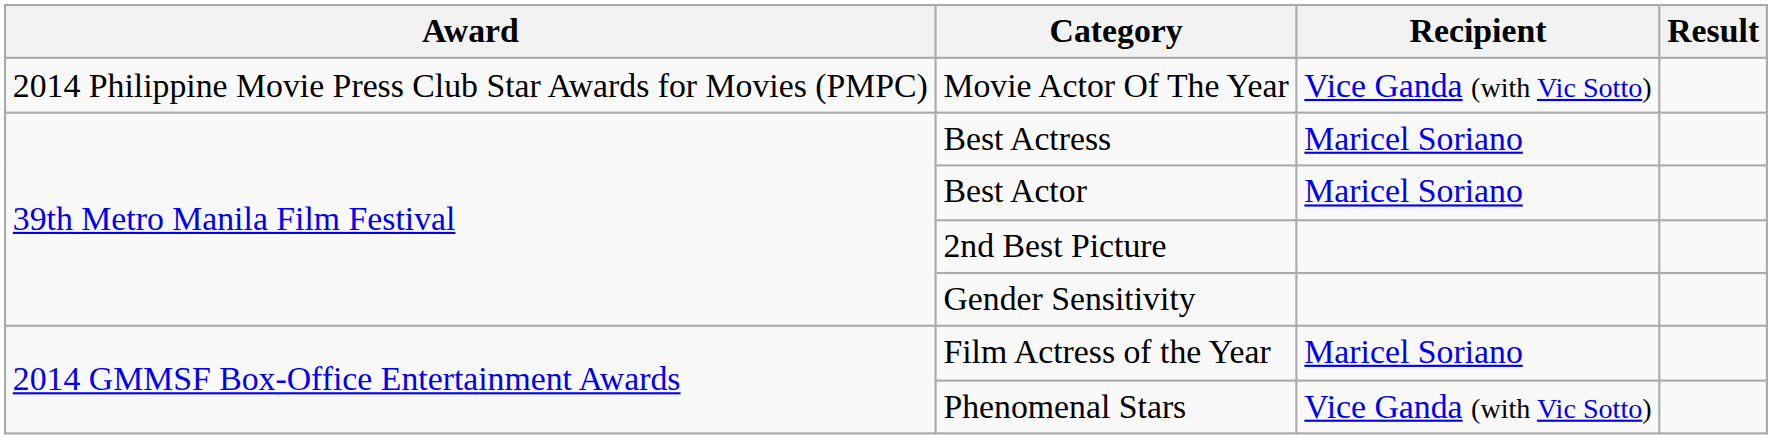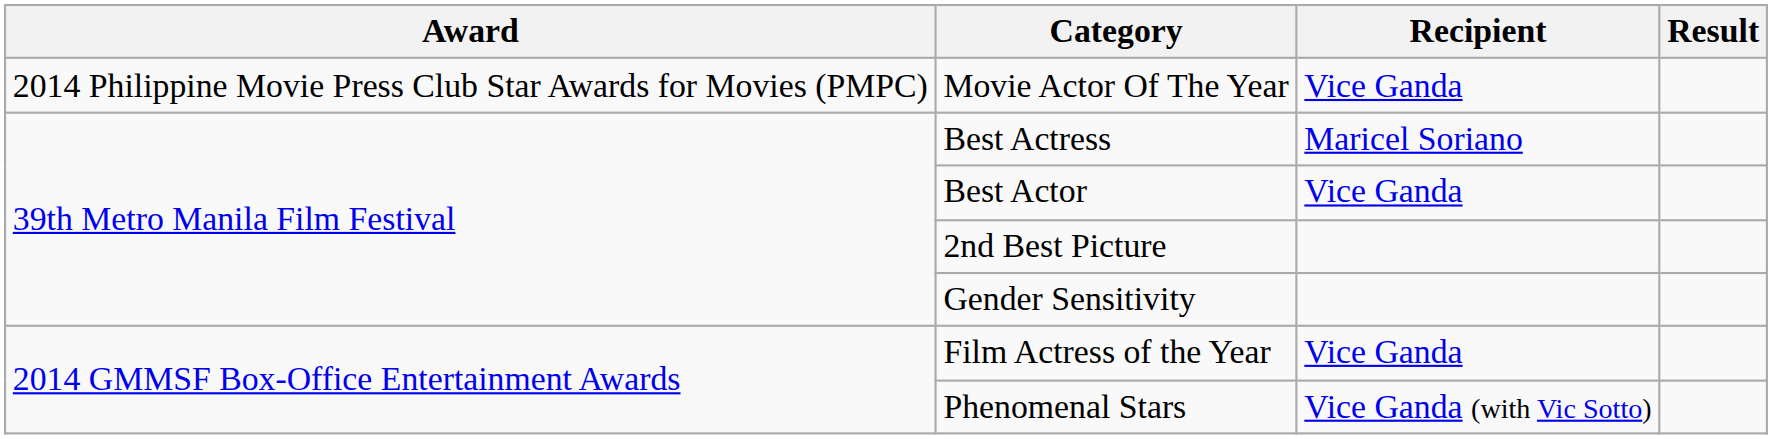(1478, 84) Vice Ganda (with Vic Sotto) -> (1383, 84) Vice Ganda
(1414, 191) Maricel Soriano -> (1383, 191) Vice Ganda
(1414, 352) Maricel Soriano -> (1383, 352) Vice Ganda
